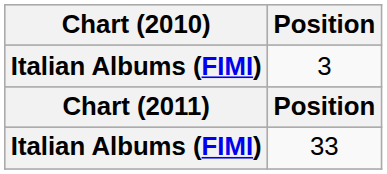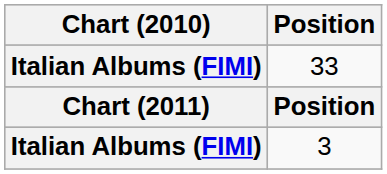rows swapped: (324, 65) <-> (324, 147)
